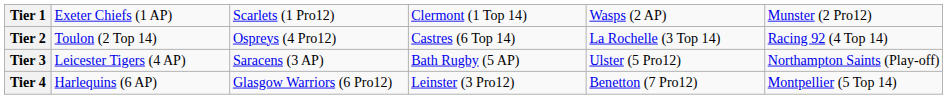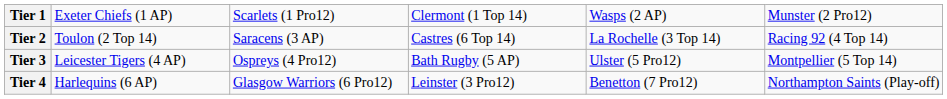(285, 37) Ospreys (4 Pro12) -> (278, 37) Saracens (3 AP)
(278, 60) Saracens (3 AP) -> (285, 60) Ospreys (4 Pro12)
(854, 60) Northampton Saints (Play-off) -> (832, 60) Montpellier (5 Top 14)
(832, 82) Montpellier (5 Top 14) -> (854, 82) Northampton Saints (Play-off)
